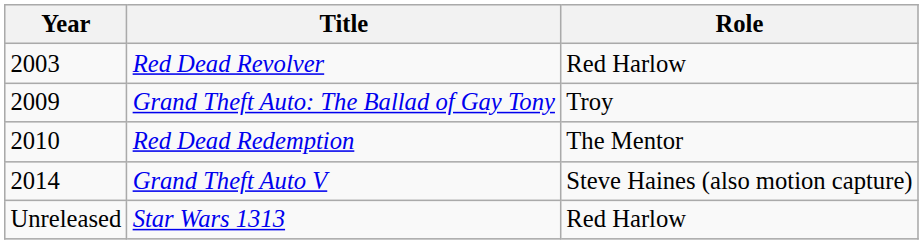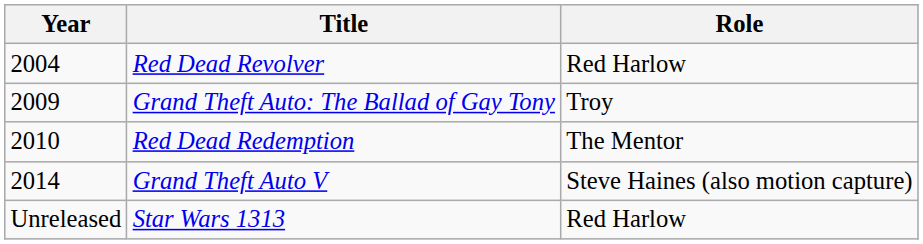(35, 63) 2003 -> (35, 63) 2004
